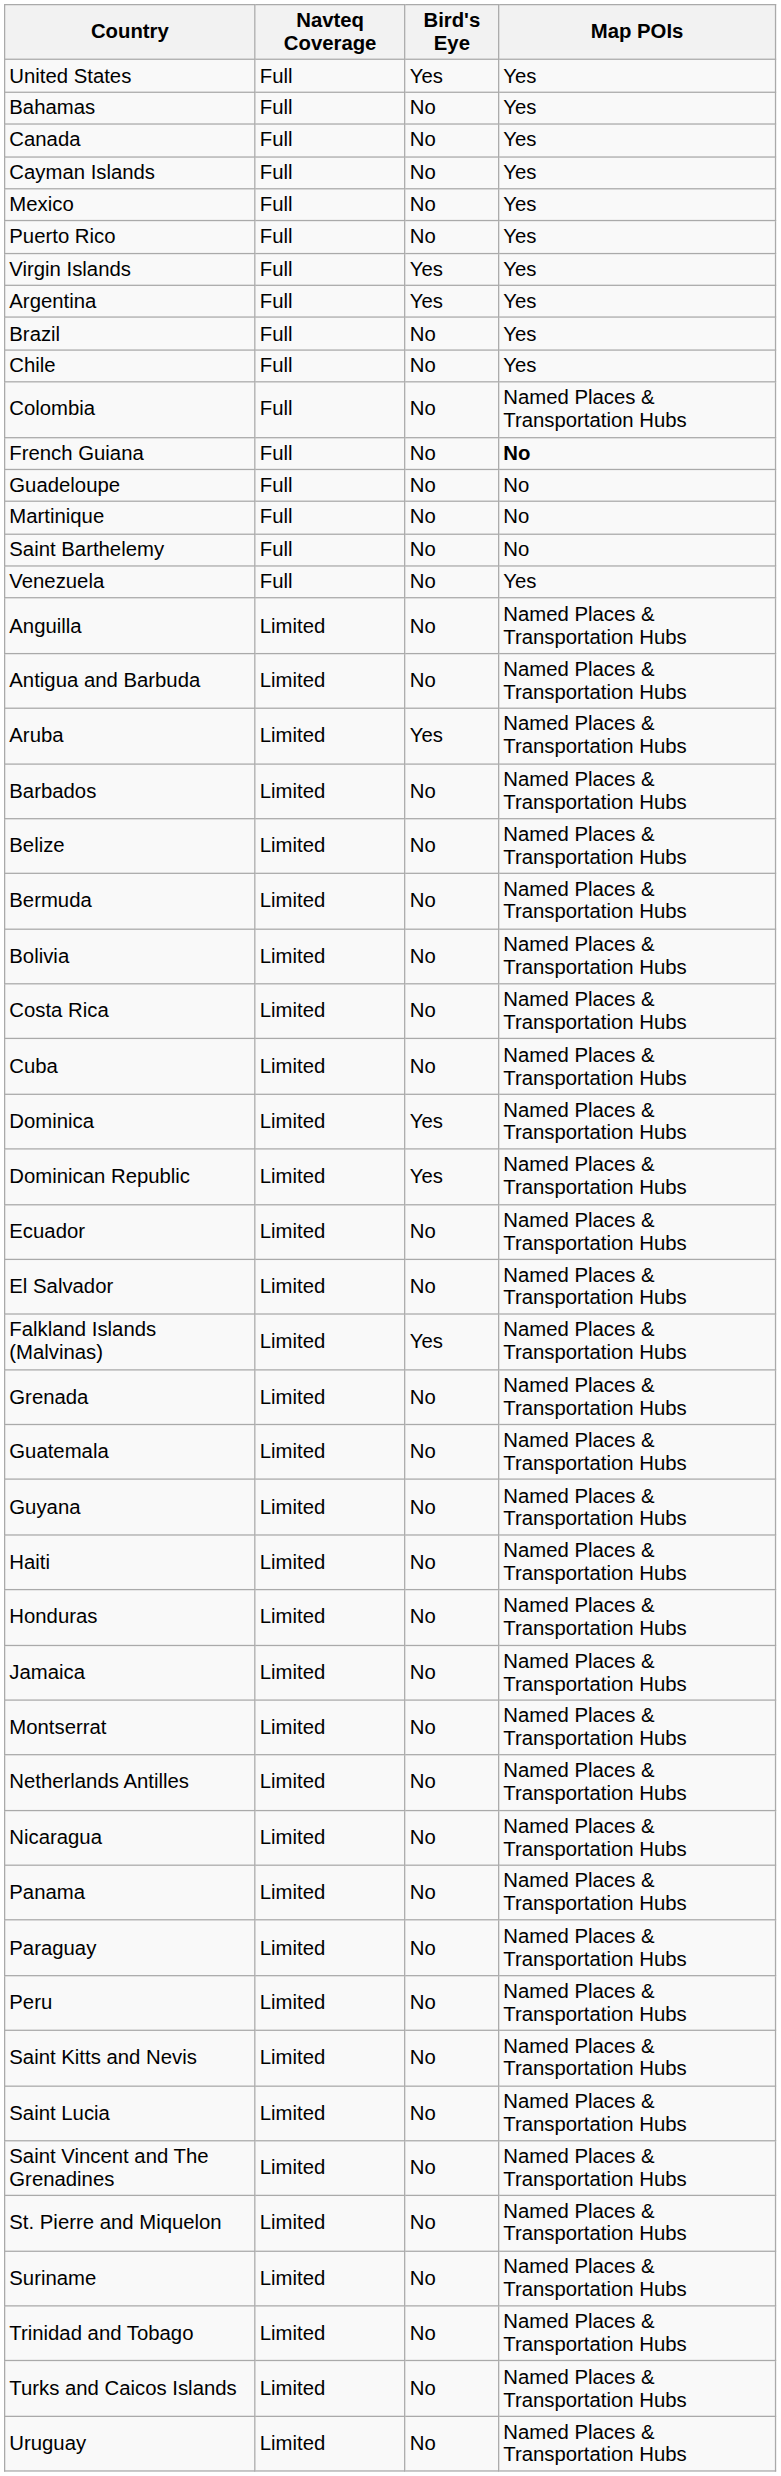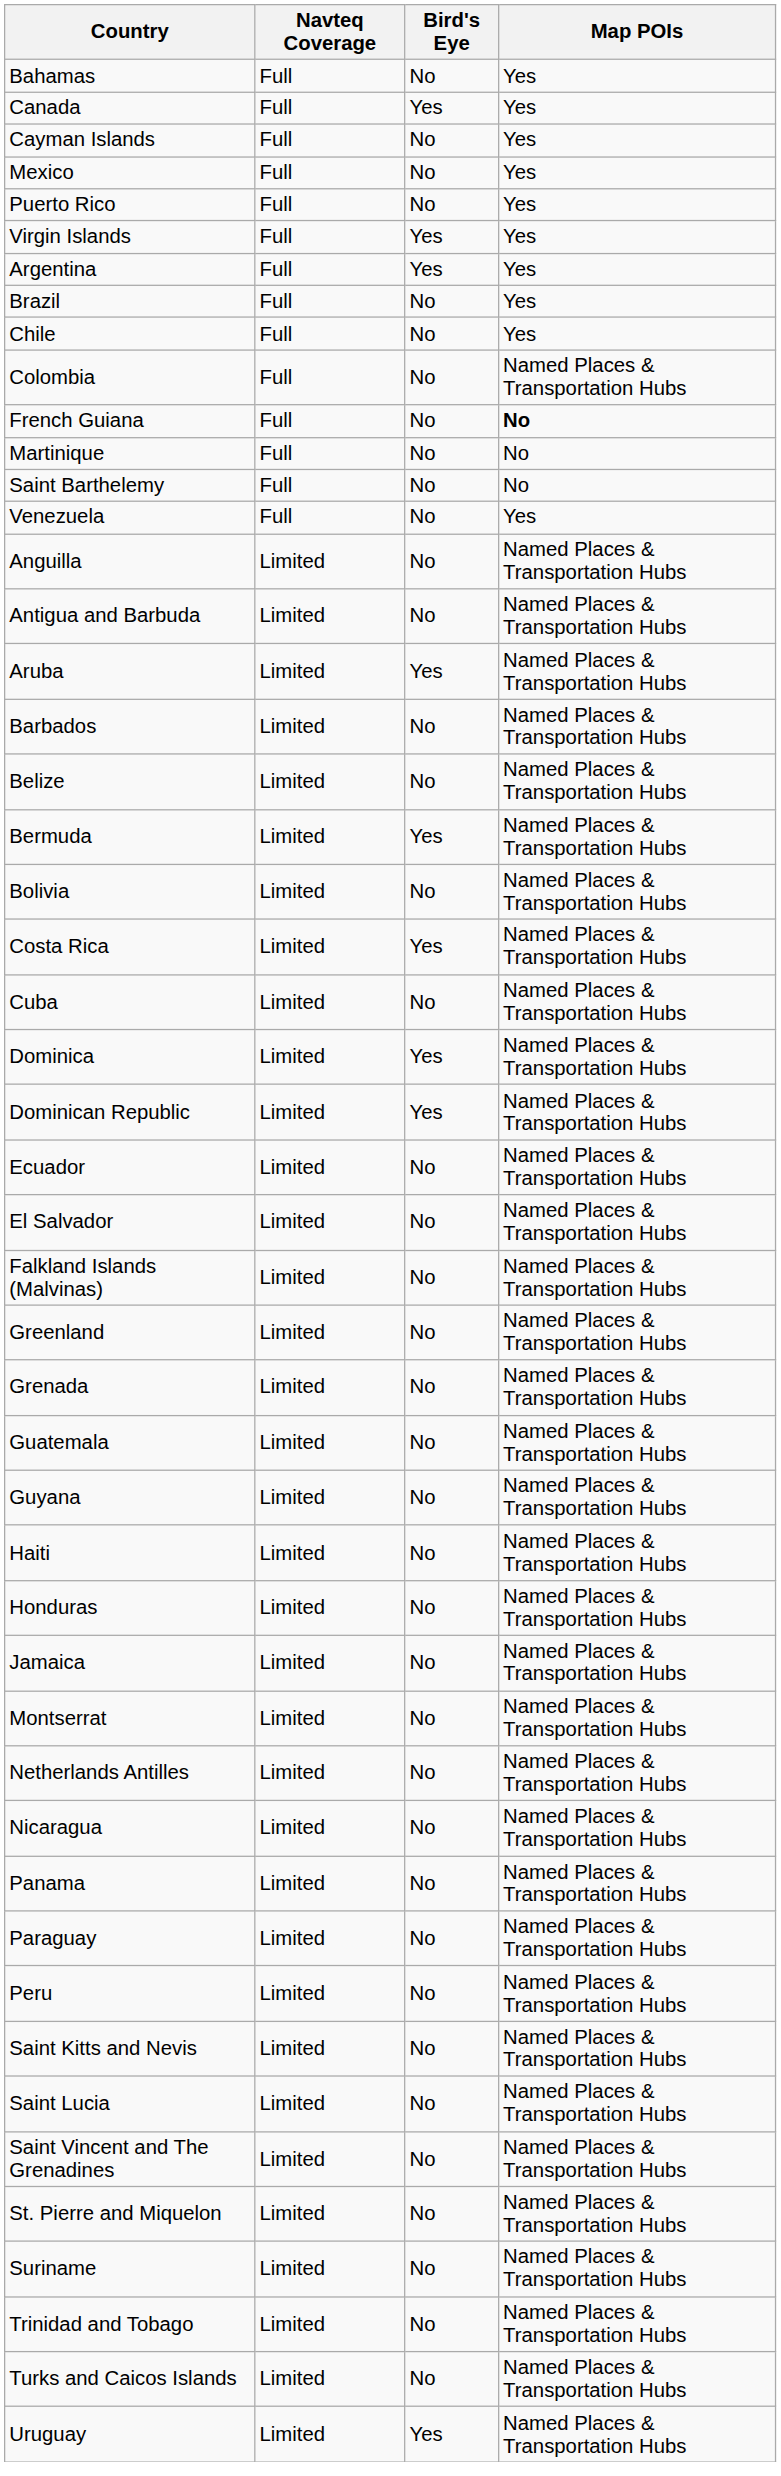- row: (70, 75)
(423, 140) No -> (426, 107) Yes
- row: (65, 485)
(423, 901) No -> (426, 836) Yes
(423, 1011) No -> (426, 946) Yes
(426, 1341) Yes -> (423, 1277) No
+ row: (57, 1332)
(423, 2443) No -> (426, 2434) Yes
